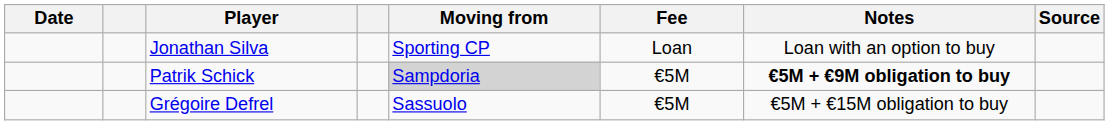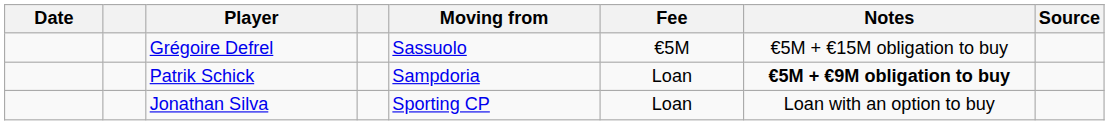rows swapped: (211, 104) <-> (209, 47)
(436, 76) lightgrey background -> (436, 76) no background
(672, 76) €5M -> (672, 76) Loan
